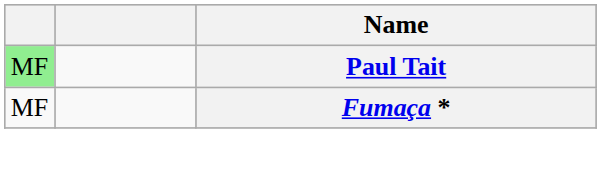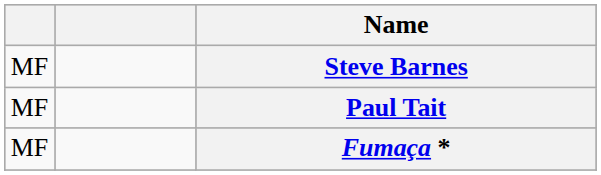+ row: (396, 66)
(30, 66) lightgreen background -> (30, 107) no background
